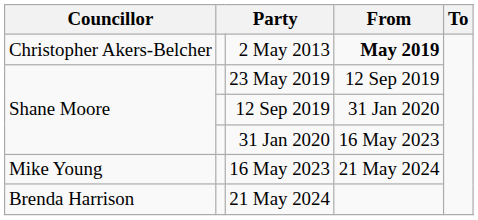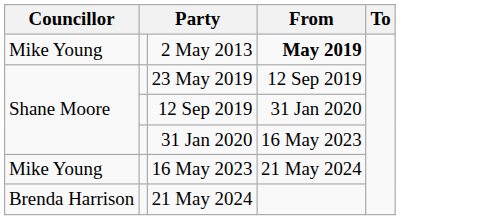(110, 49) Christopher Akers-Belcher -> (56, 49) Mike Young
